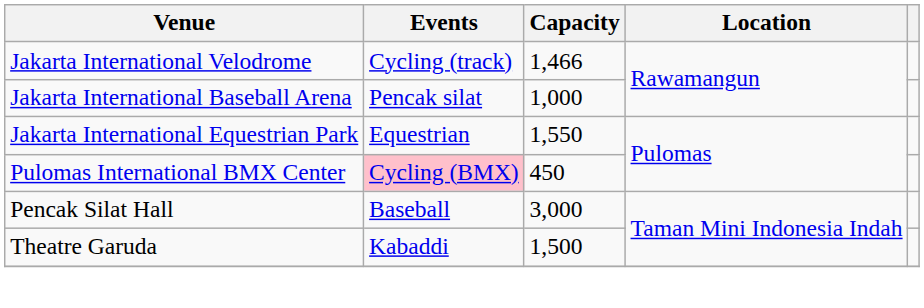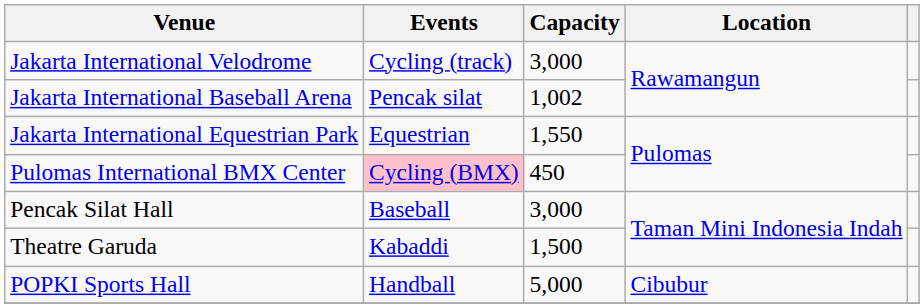(556, 60) 1,466 -> (556, 60) 3,000
(556, 97) 1,000 -> (556, 97) 1,002
+ row: (100, 284)
